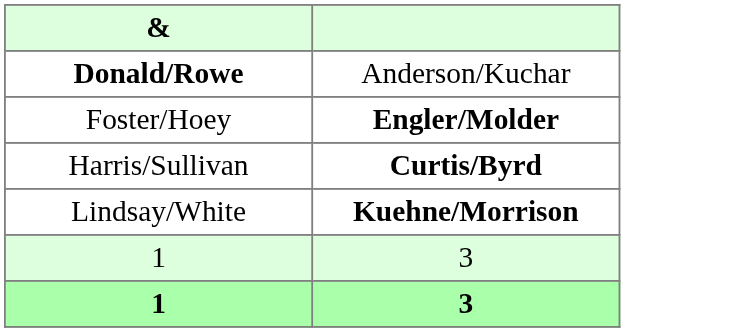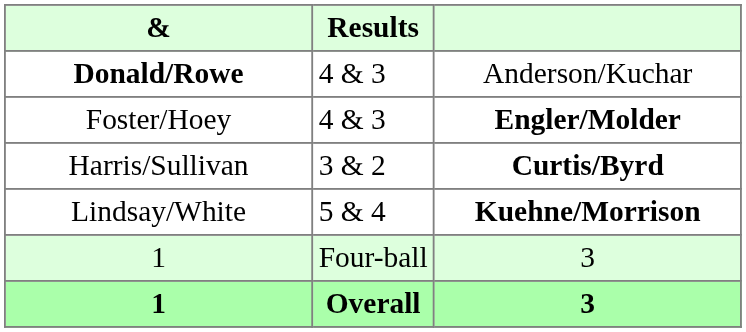+ column: (373, 27)
